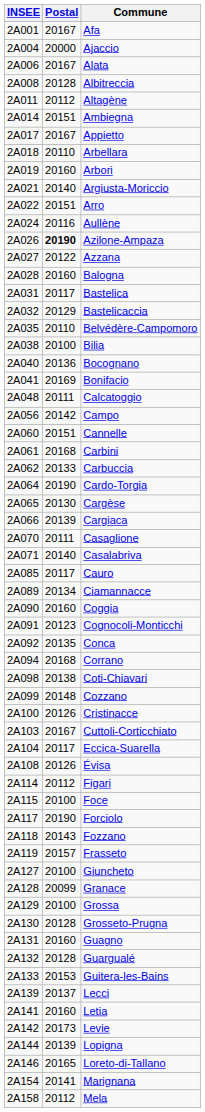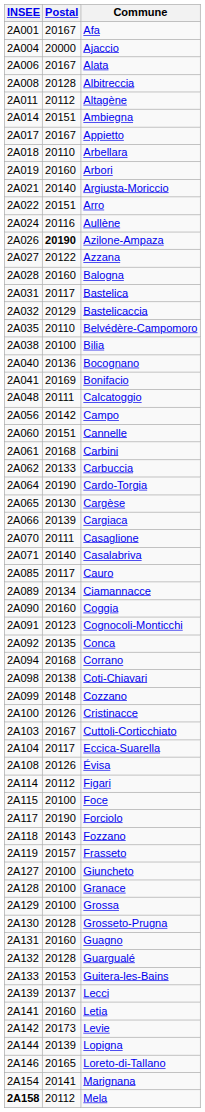(60, 888) 20099 -> (60, 888) 20100
(23, 1098) normal -> (23, 1098) bold
